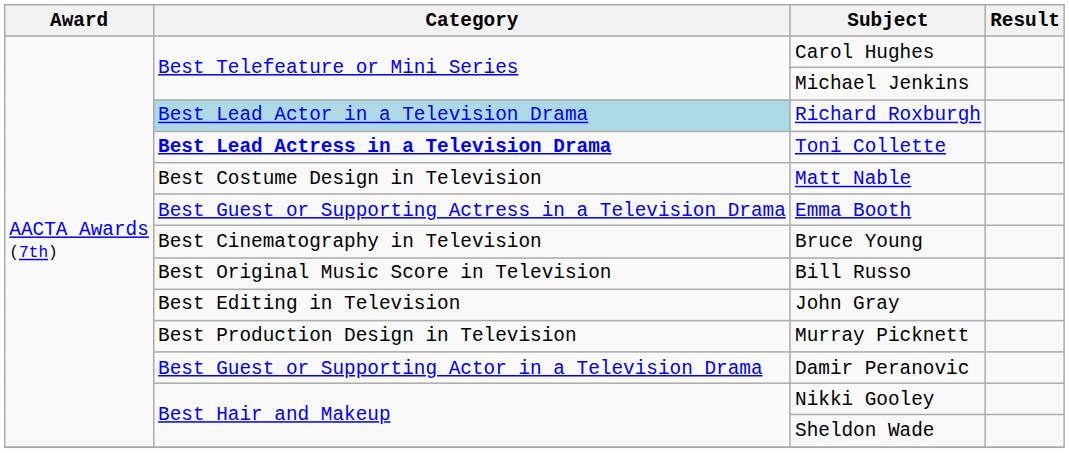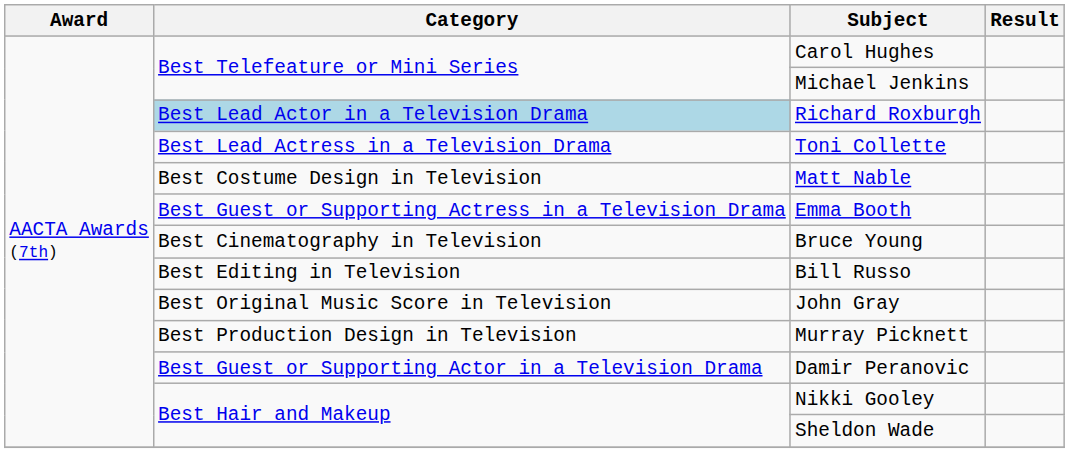(385, 147) bold -> (385, 147) normal
(385, 273) Best Original Music Score in Television -> (309, 273) Best Editing in Television
(309, 305) Best Editing in Television -> (385, 305) Best Original Music Score in Television
